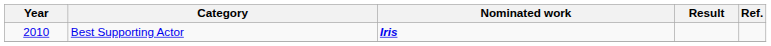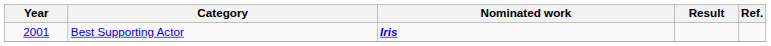(36, 32) 2010 -> (36, 32) 2001
